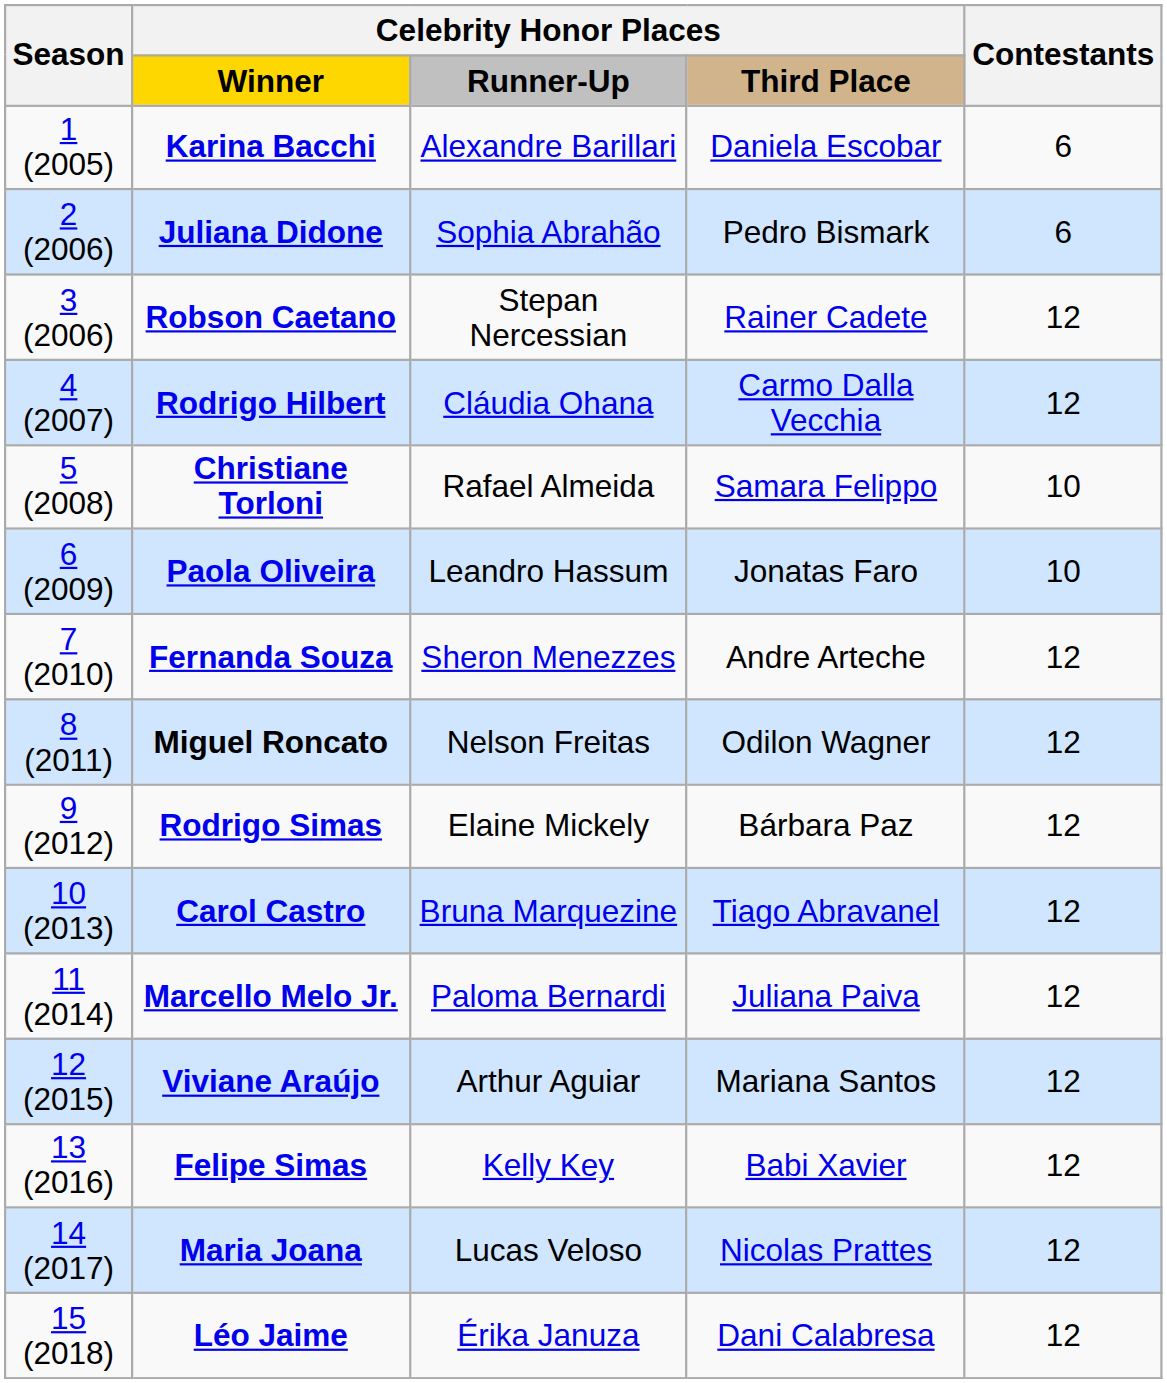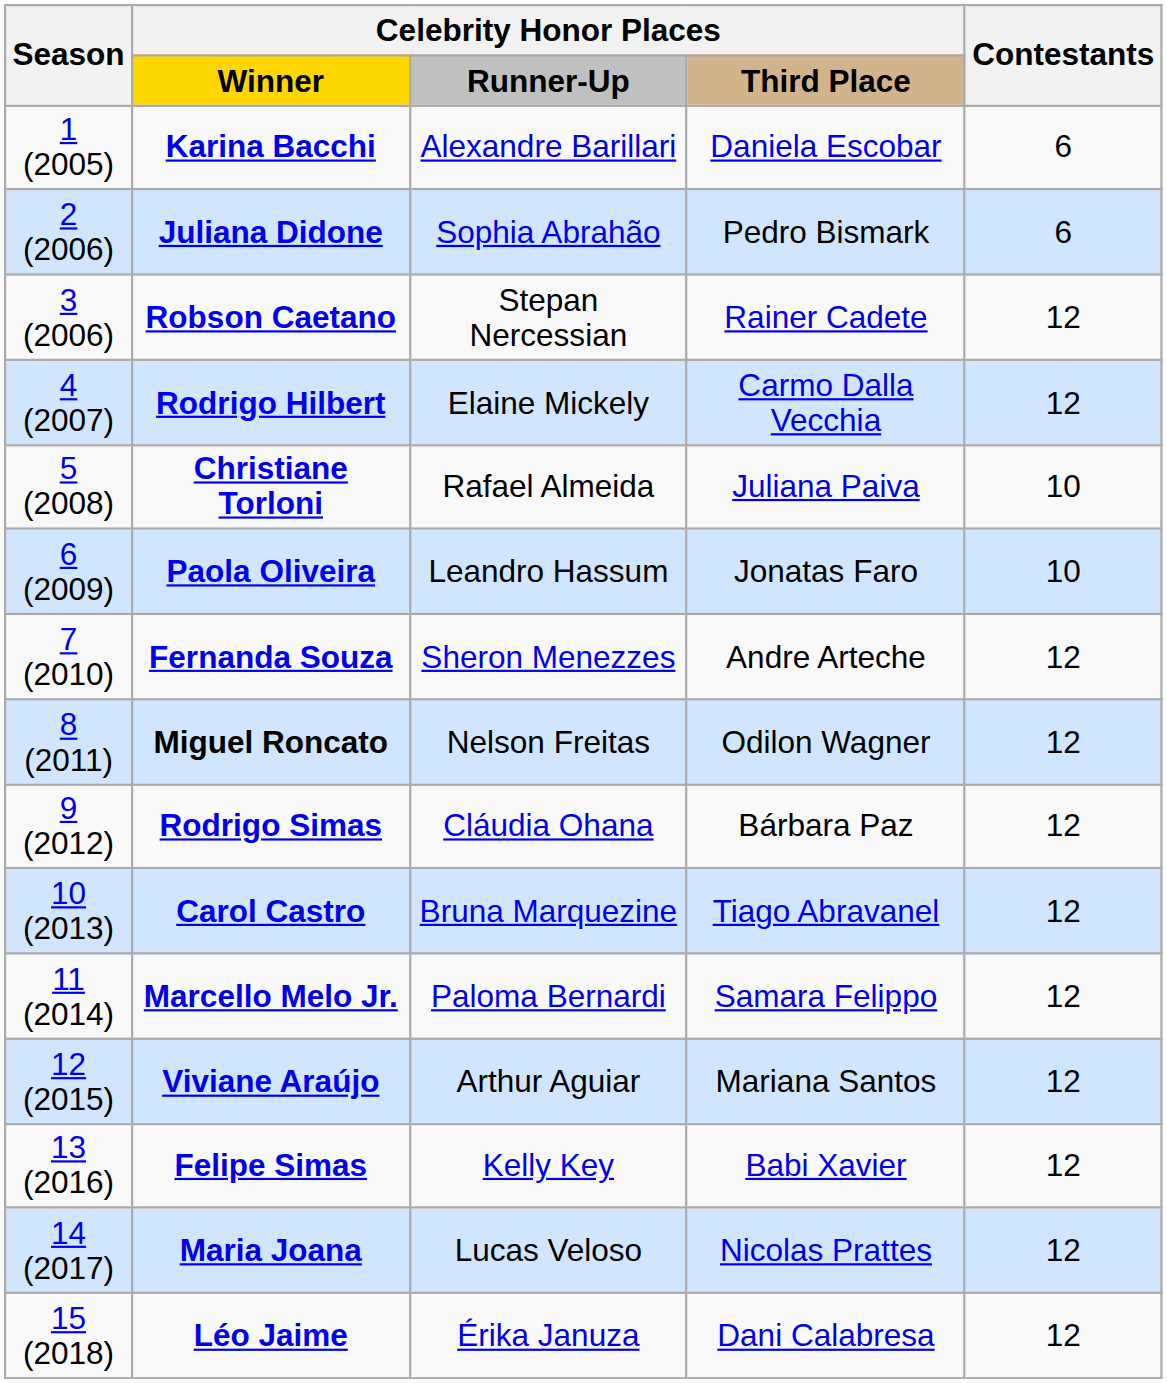(548, 402) Cláudia Ohana -> (548, 402) Elaine Mickely
(826, 487) Samara Felippo -> (826, 487) Juliana Paiva
(548, 826) Elaine Mickely -> (548, 826) Cláudia Ohana
(826, 996) Juliana Paiva -> (826, 996) Samara Felippo
